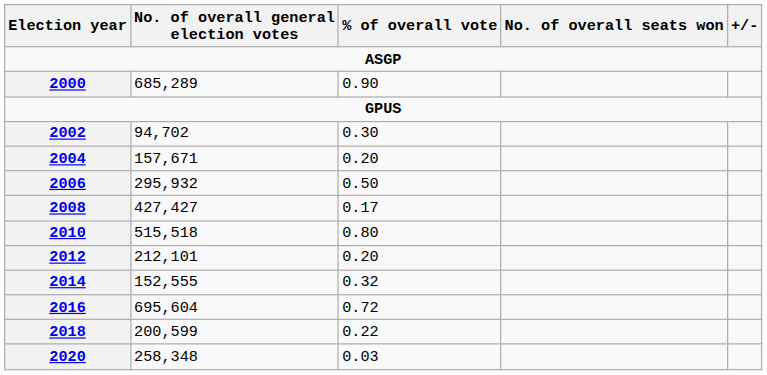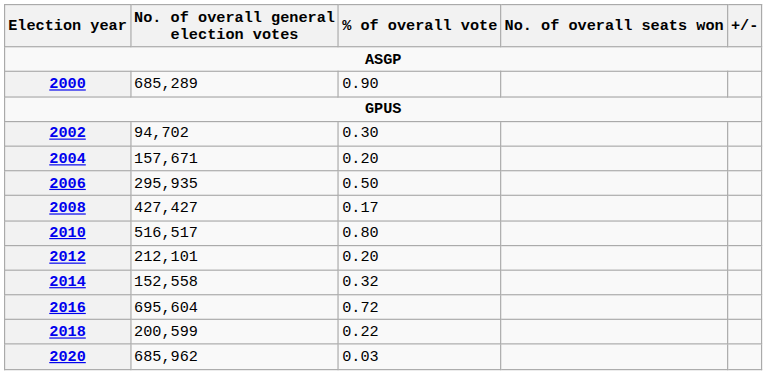(166, 183) 295,932 -> (166, 183) 295,935
(166, 233) 515,518 -> (166, 233) 516,517
(166, 282) 152,555 -> (166, 282) 152,558
(166, 357) 258,348 -> (166, 357) 685,962
